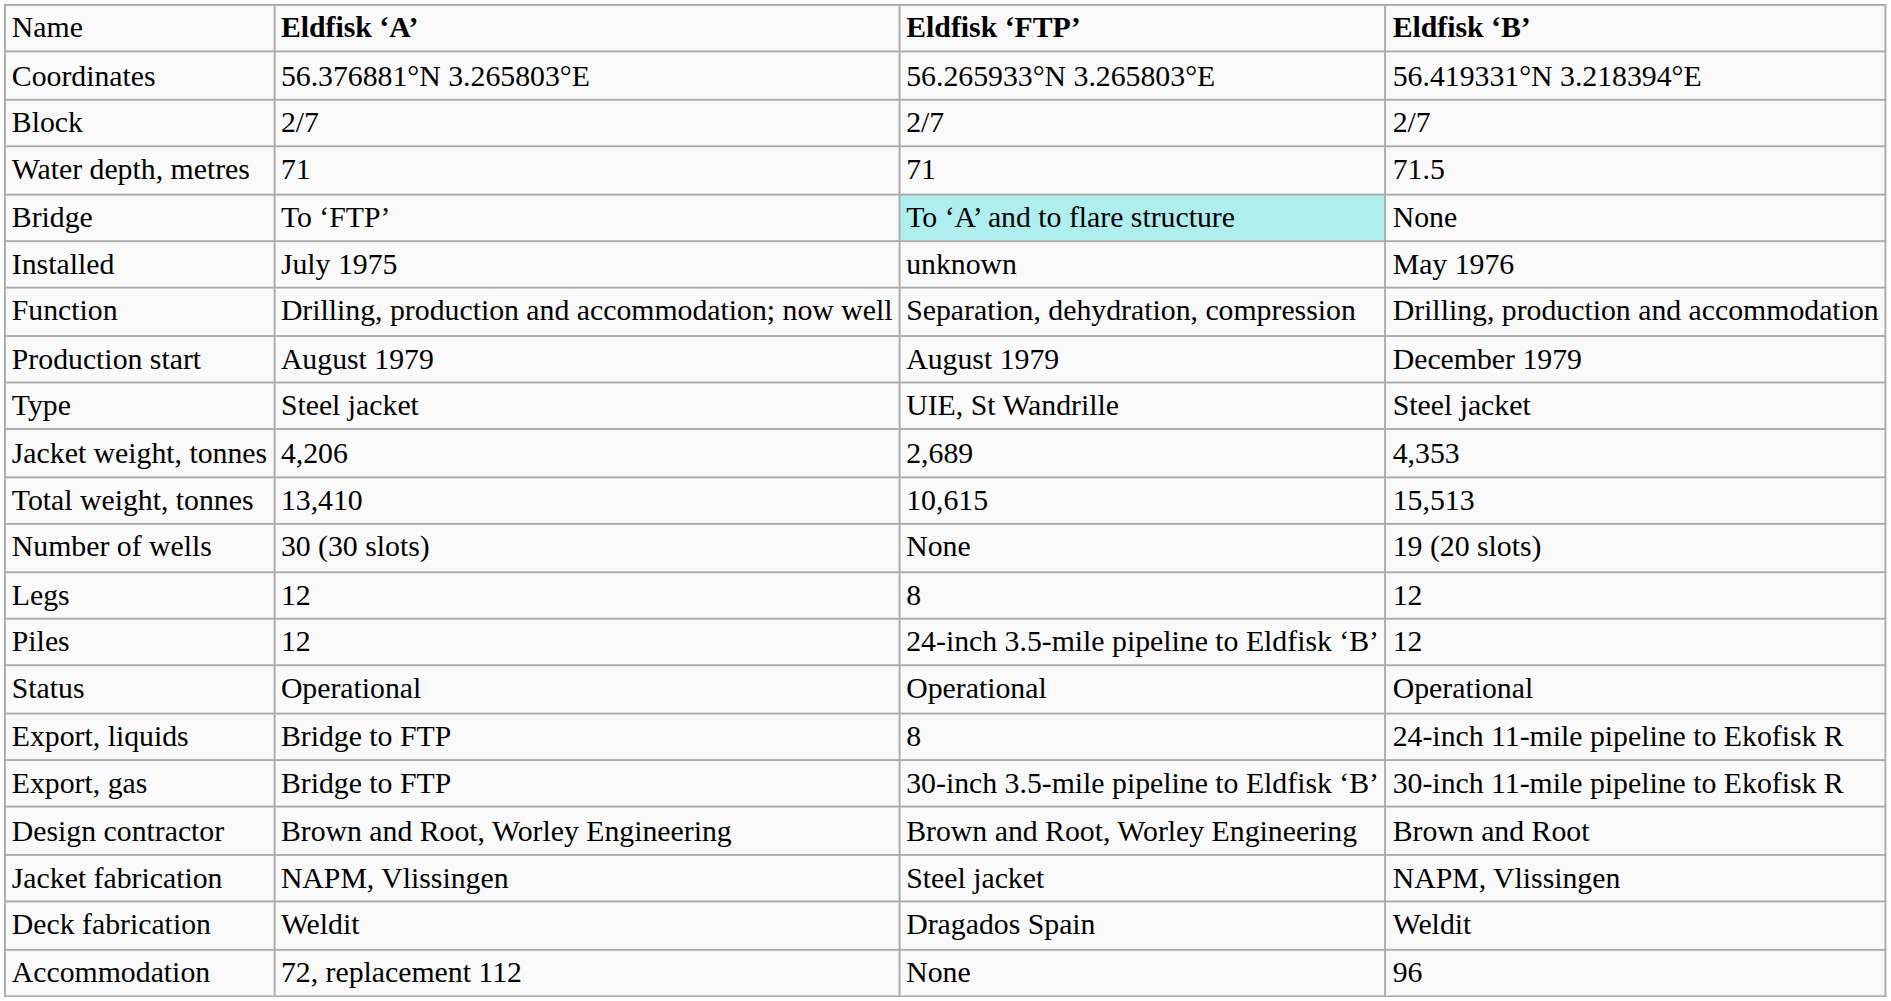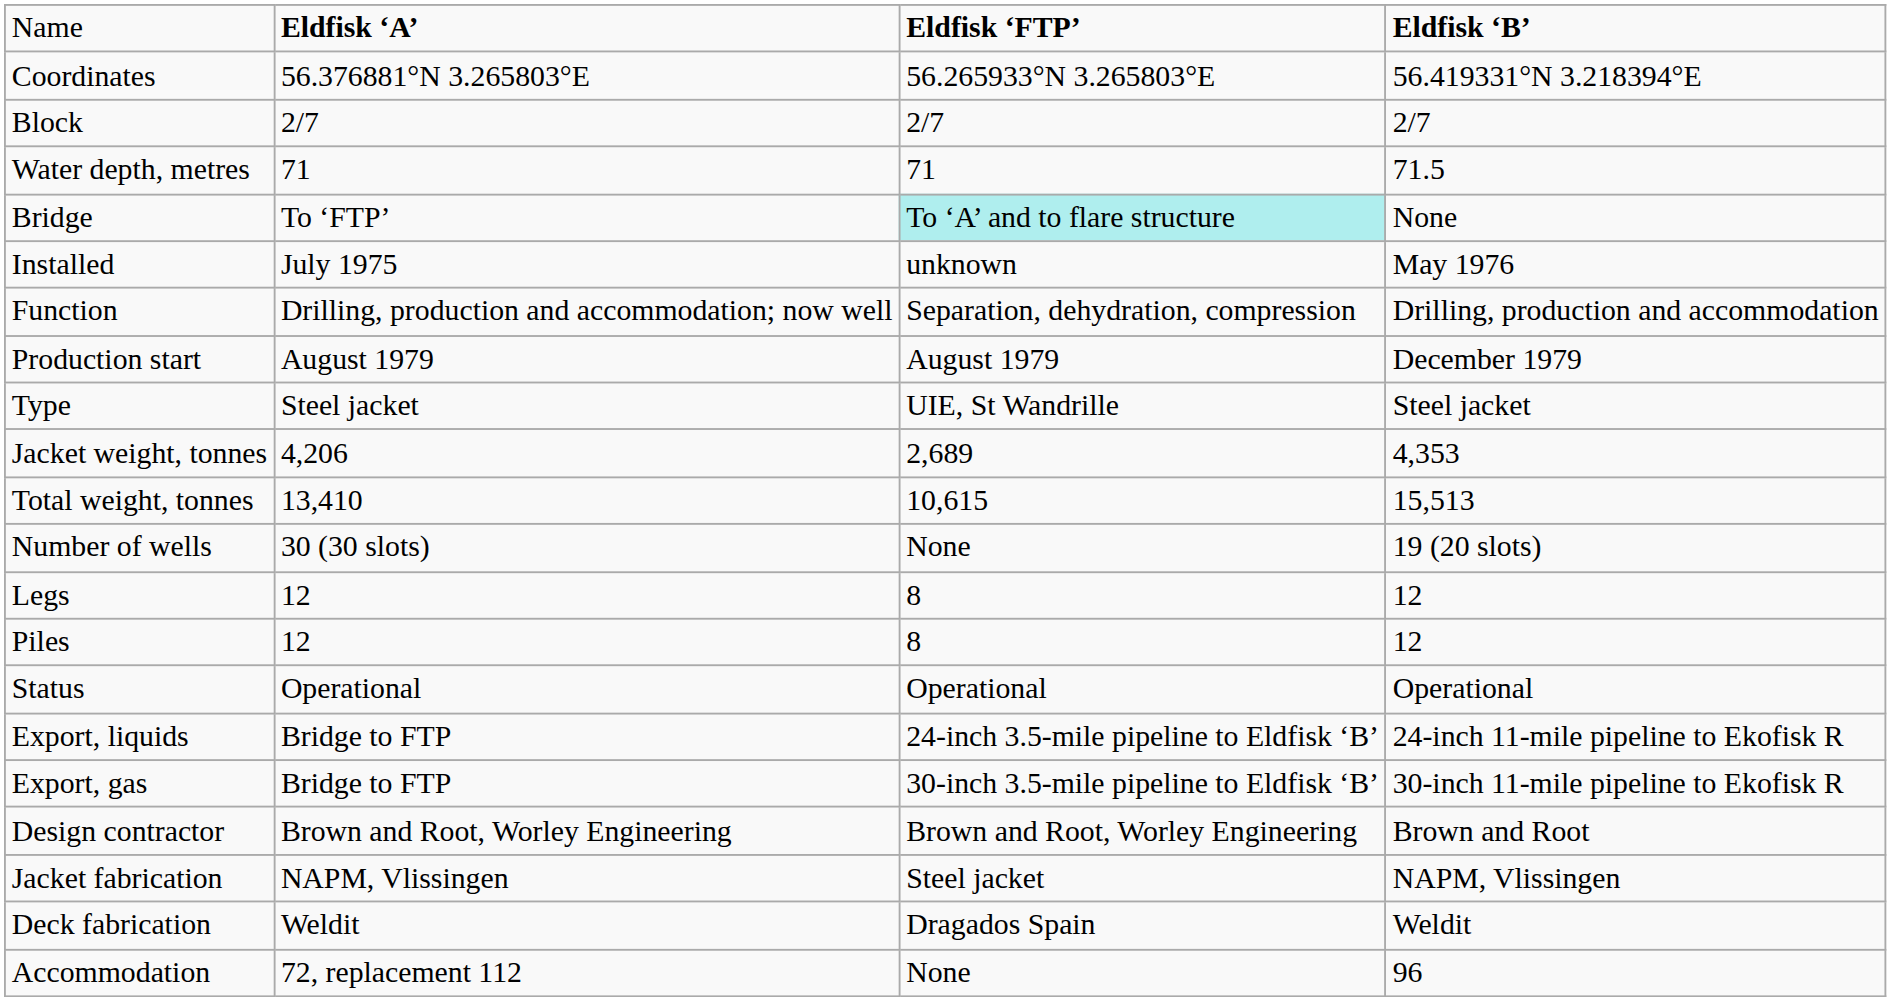(1143, 641) 24-inch 3.5-mile pipeline to Eldfisk ‘B’ -> (914, 641) 8
(914, 736) 8 -> (1143, 736) 24-inch 3.5-mile pipeline to Eldfisk ‘B’
